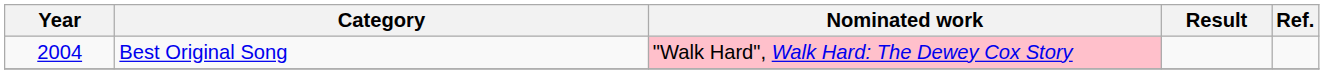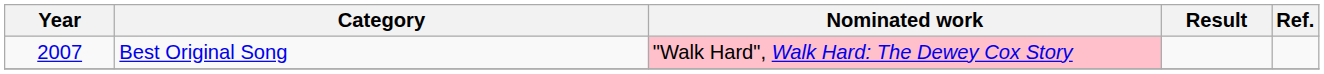(60, 52) 2004 -> (60, 52) 2007
